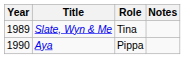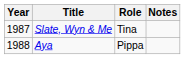(18, 29) 1989 -> (18, 29) 1987
(18, 45) 1990 -> (18, 45) 1988
